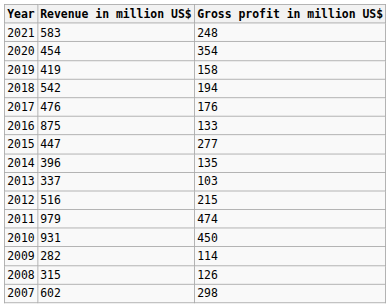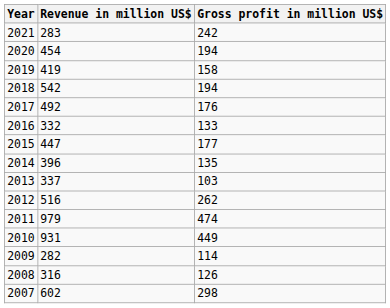(50, 32) 583 -> (50, 32) 283
(207, 32) 248 -> (207, 32) 242
(207, 51) 354 -> (207, 51) 194
(50, 107) 476 -> (50, 107) 492
(50, 126) 875 -> (50, 126) 332
(207, 144) 277 -> (207, 144) 177
(207, 200) 215 -> (207, 200) 262
(207, 238) 450 -> (207, 238) 449
(50, 275) 315 -> (50, 275) 316
